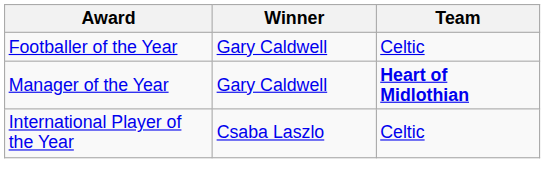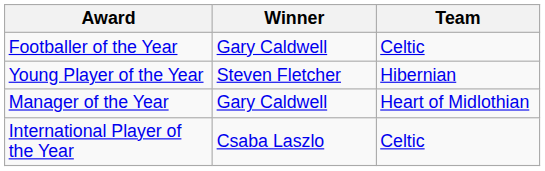+ row: (106, 74)
(425, 84) bold -> (455, 103) normal
